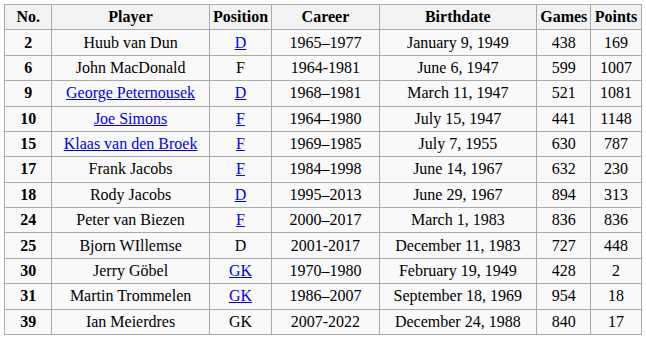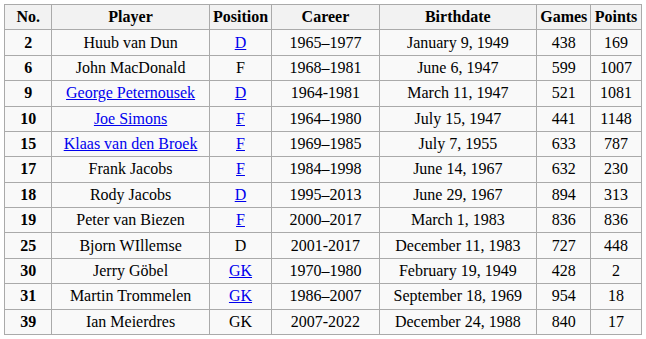(325, 67) 1964-1981 -> (325, 67) 1968–1981
(325, 93) 1968–1981 -> (325, 93) 1964-1981
(564, 144) 630 -> (564, 144) 633
(28, 220) 24 -> (28, 220) 19
